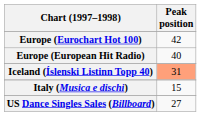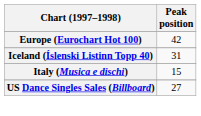- row: (81, 55)
(176, 71) lightsalmon background -> (176, 55) no background
